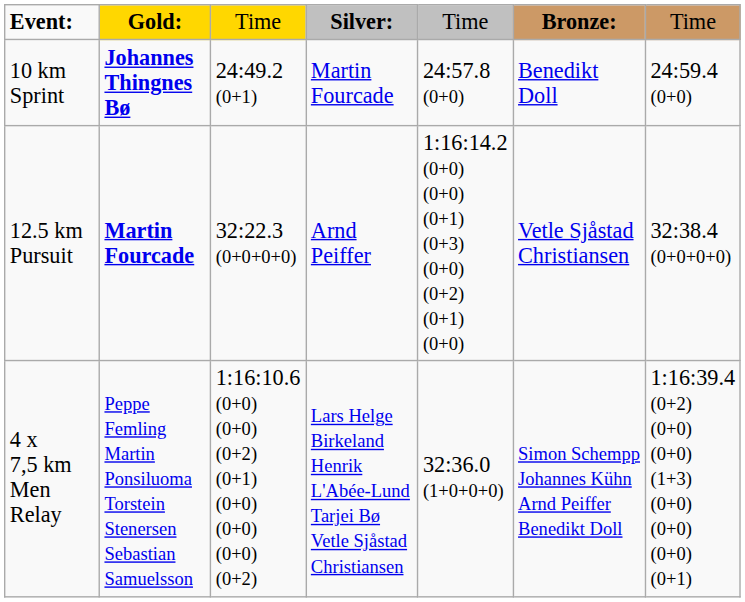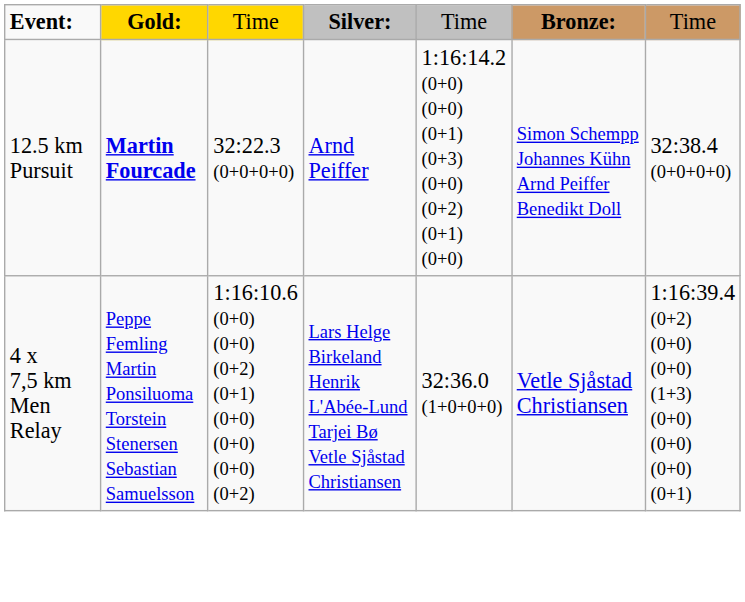- row: (38, 82)
(576, 242) Vetle Sjåstad Christiansen -> (578, 171) Simon Schempp Johannes Kühn Arnd Peiffer Benedikt Doll
(579, 492) Simon Schempp Johannes Kühn Arnd Peiffer Benedikt Doll -> (574, 392) Vetle Sjåstad Christiansen
